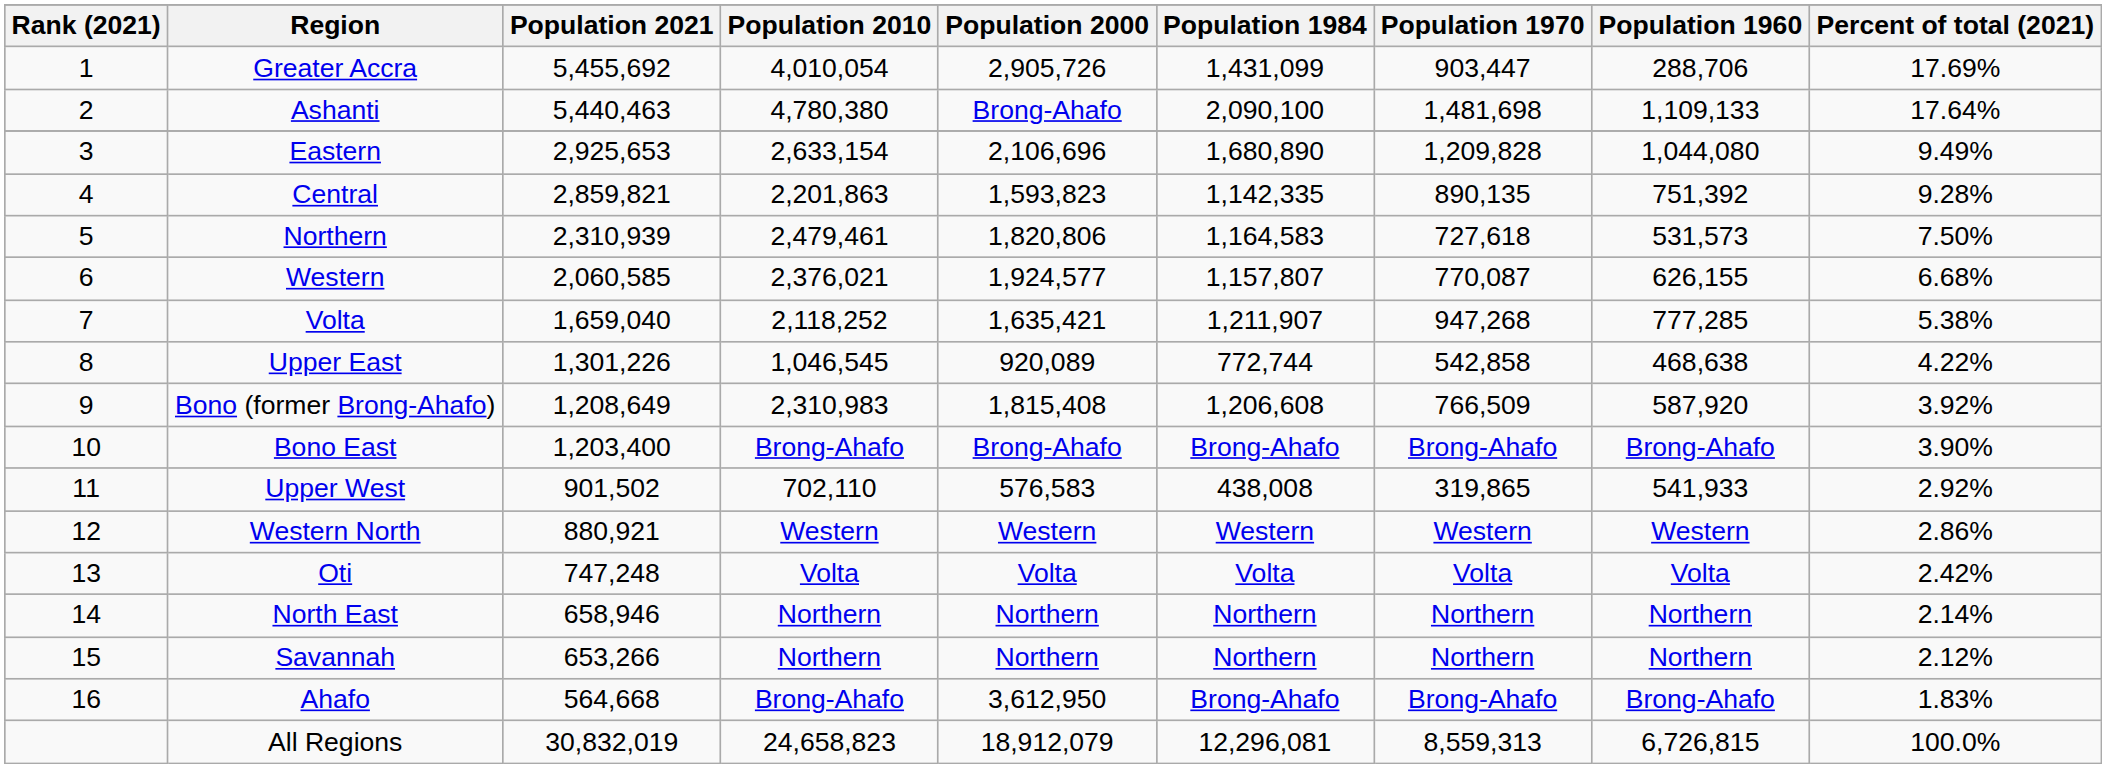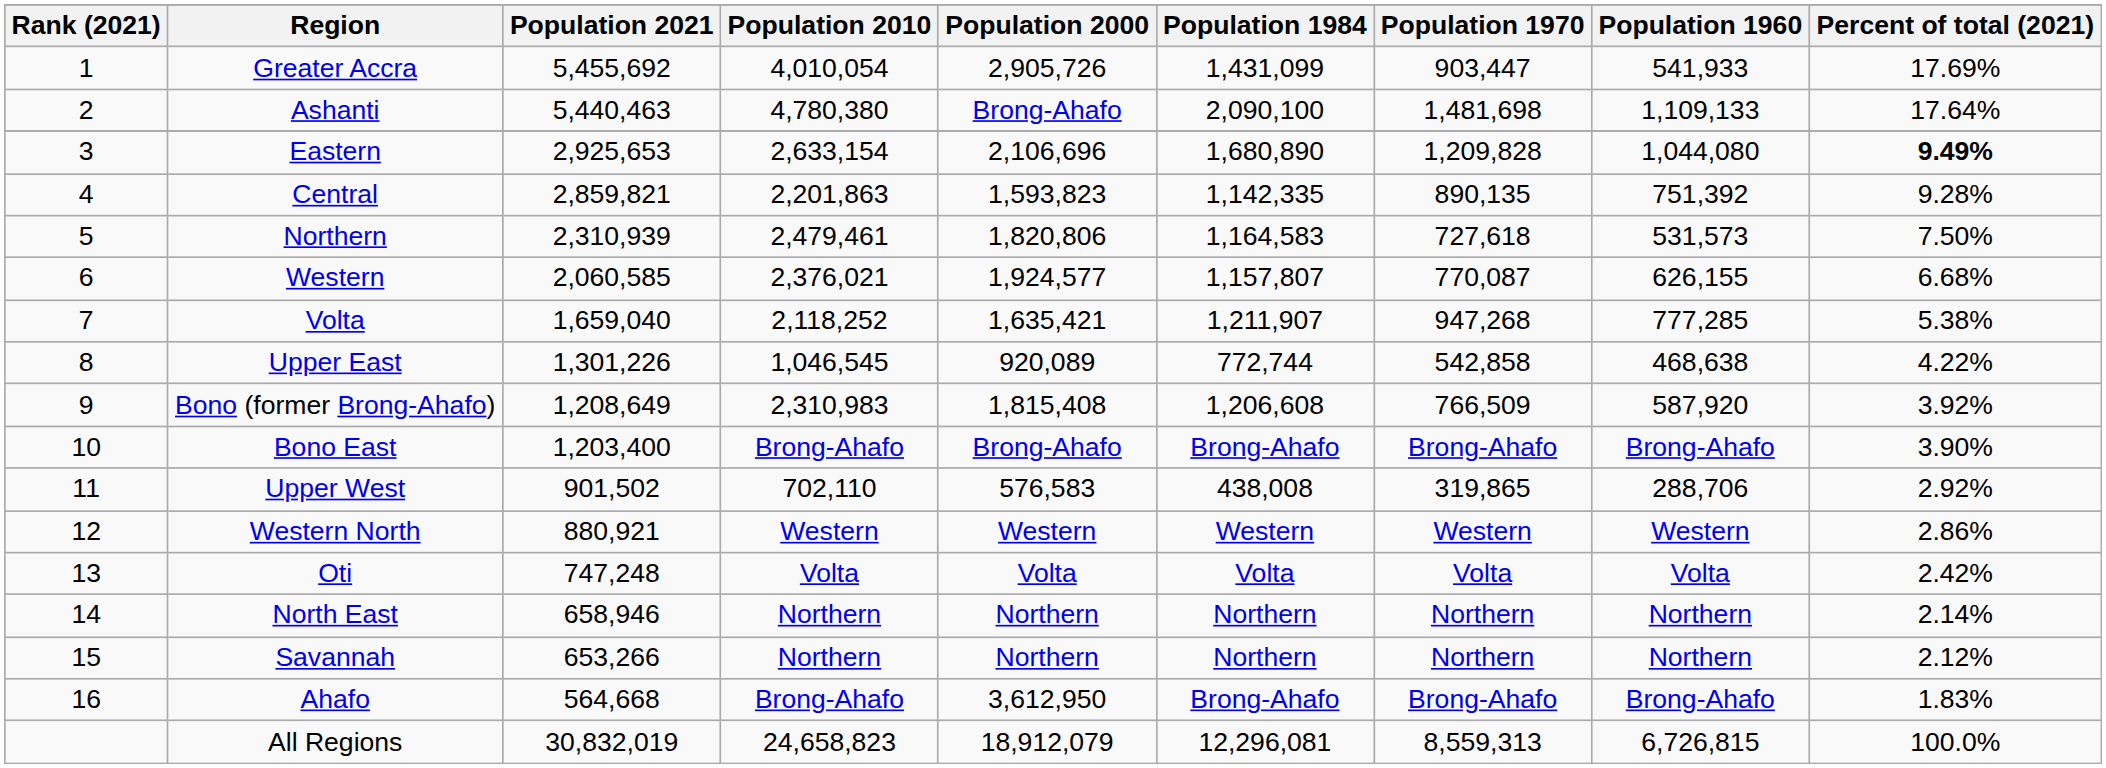(1700, 67) 288,706 -> (1700, 67) 541,933
(1955, 151) normal -> (1955, 151) bold
(1700, 488) 541,933 -> (1700, 488) 288,706
